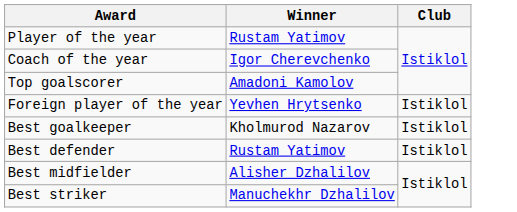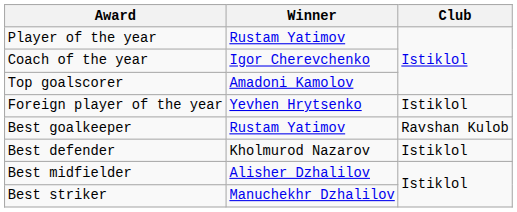(300, 128) Kholmurod Nazarov -> (287, 128) Rustam Yatimov
(434, 128) Istiklol -> (455, 128) Ravshan Kulob
(287, 151) Rustam Yatimov -> (300, 151) Kholmurod Nazarov
